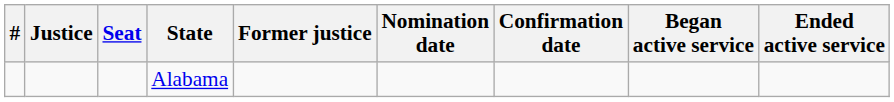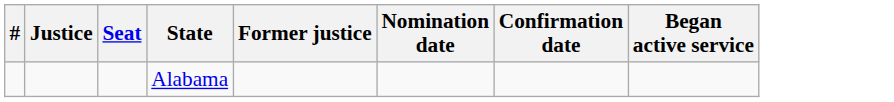- column: (824, 33)
